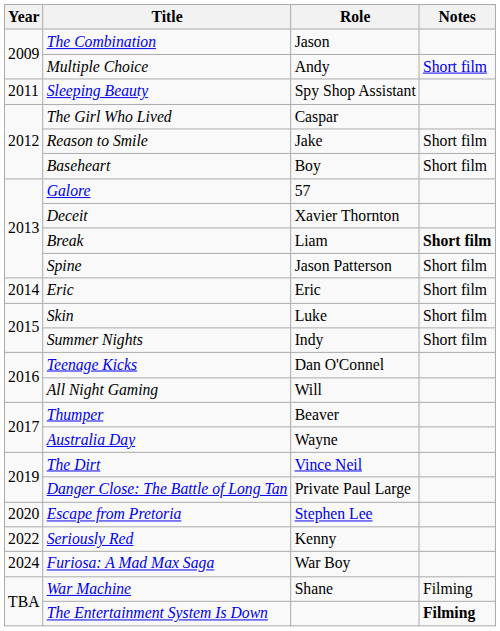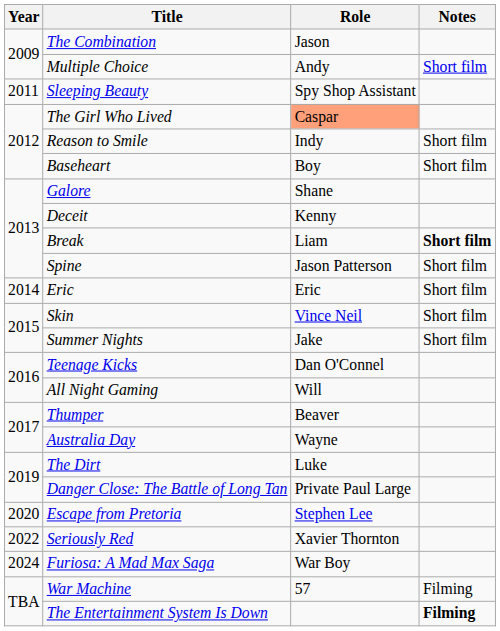(316, 116) no background -> (316, 116) lightsalmon background
(309, 141) Jake -> (309, 141) Indy
(302, 191) 57 -> (314, 191) Shane
(347, 215) Xavier Thornton -> (316, 215) Kenny
(311, 315) Luke -> (328, 315) Vince Neil
(309, 340) Indy -> (309, 340) Jake
(328, 464) Vince Neil -> (311, 464) Luke
(316, 539) Kenny -> (347, 539) Xavier Thornton
(314, 588) Shane -> (302, 588) 57
